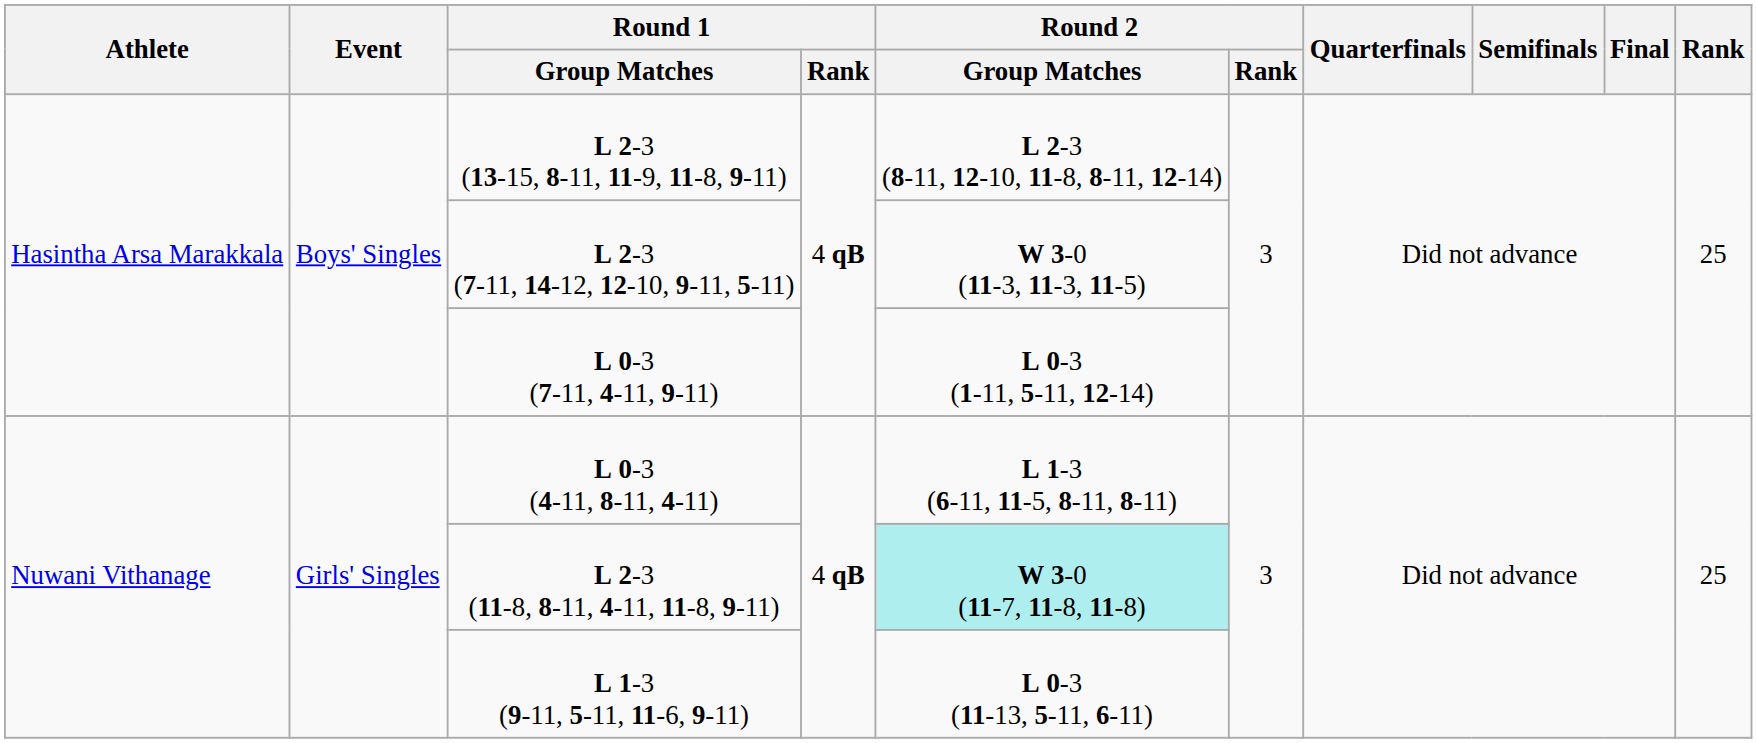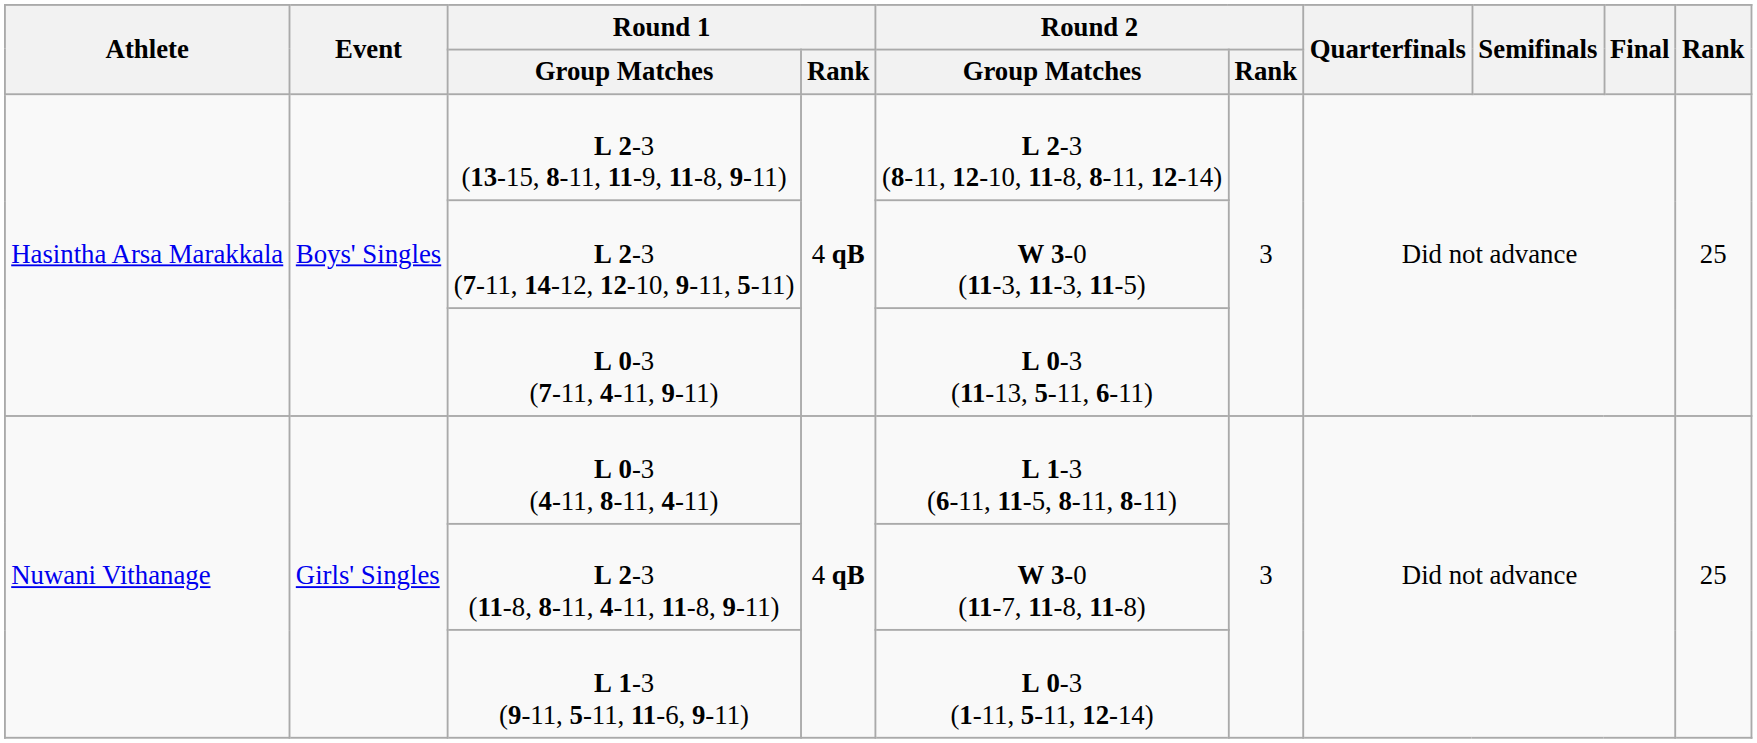(1052, 377) L 0-3 (1-11, 5-11, 12-14) -> (1052, 377) L 0-3 (11-13, 5-11, 6-11)
(1052, 592) paleturquoise background -> (1052, 592) no background
(1052, 699) L 0-3 (11-13, 5-11, 6-11) -> (1052, 699) L 0-3 (1-11, 5-11, 12-14)
